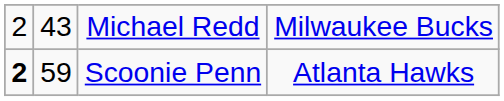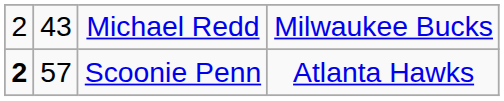(56, 71) 59 -> (56, 71) 57
